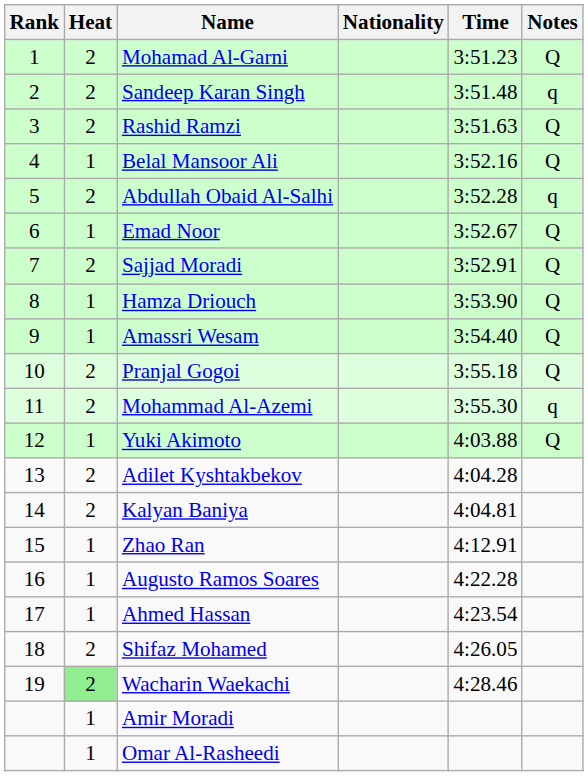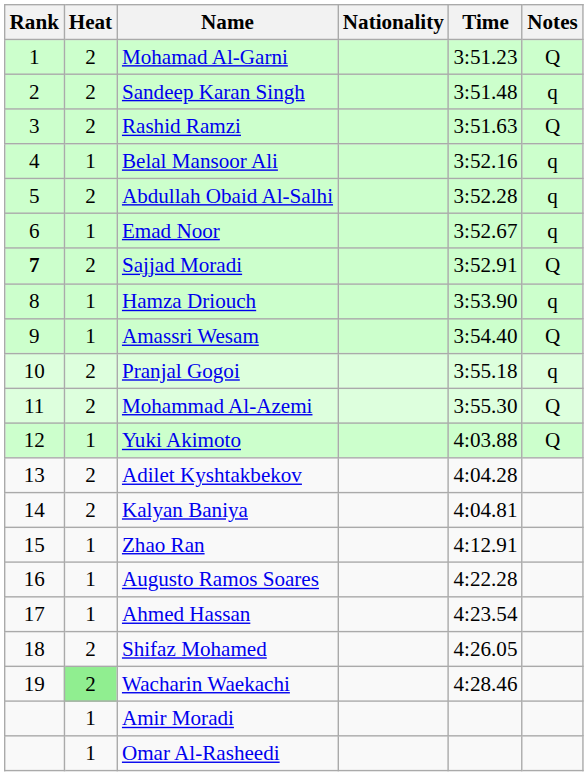(553, 161) Q -> (553, 161) q
(553, 231) Q -> (553, 231) q
(34, 265) normal -> (34, 265) bold
(553, 300) Q -> (553, 300) q
(553, 370) Q -> (553, 370) q
(553, 405) q -> (553, 405) Q
